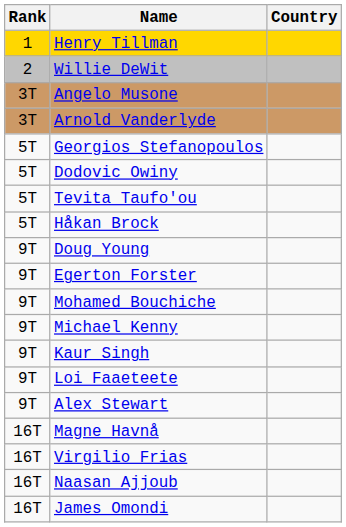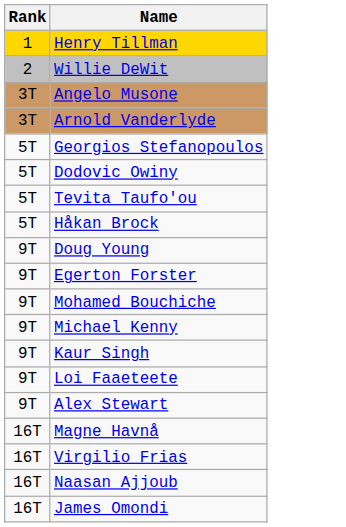- column: (304, 18)
